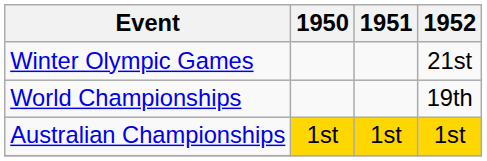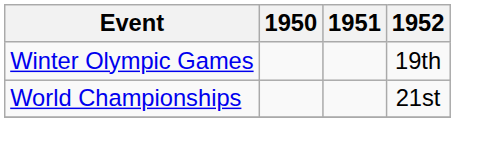(450, 60) 21st -> (418, 60) 19th
(450, 98) 19th -> (418, 98) 21st
- row: (148, 135)
